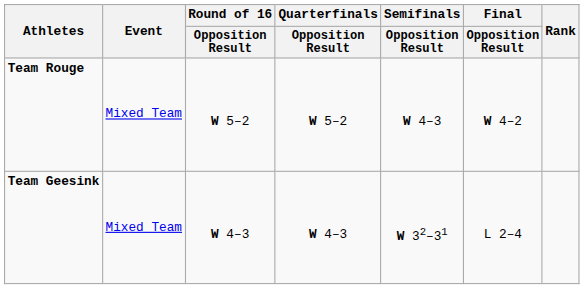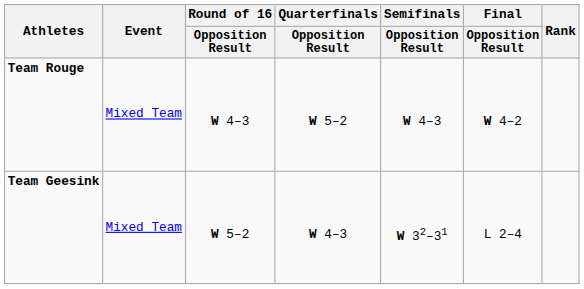(230, 122) W 5–2 -> (230, 122) W 4–3
(230, 235) W 4–3 -> (230, 235) W 5–2
